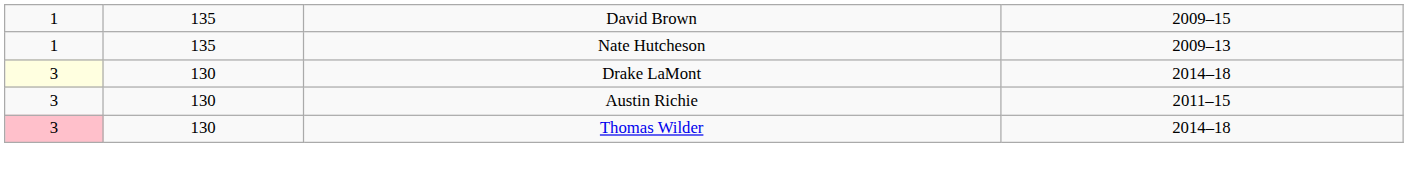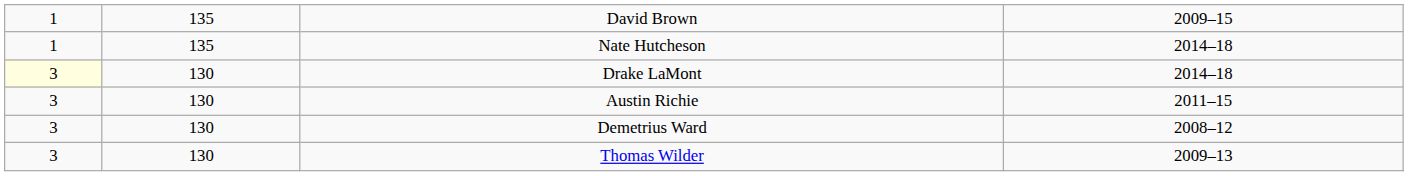(1201, 45) 2009–13 -> (1203, 45) 2014–18
+ row: (652, 128)
(54, 128) pink background -> (53, 155) no background
(1201, 128) 2014–18 -> (1203, 155) 2009–13
